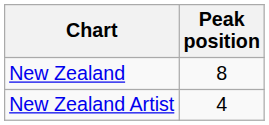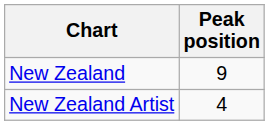(222, 73) 8 -> (222, 73) 9
